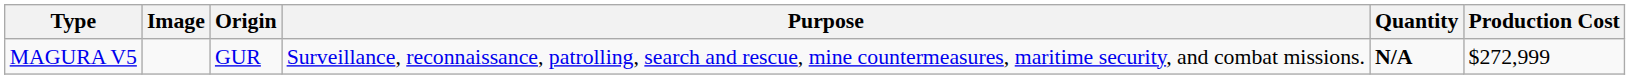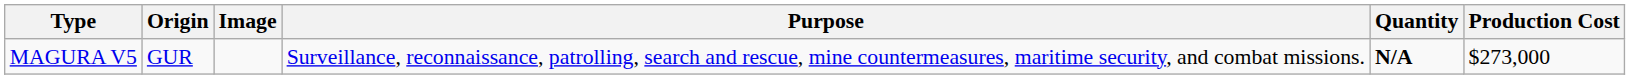columns swapped: (176, 21) <-> (246, 21)
(1509, 56) $272,999 -> (1509, 56) $273,000
